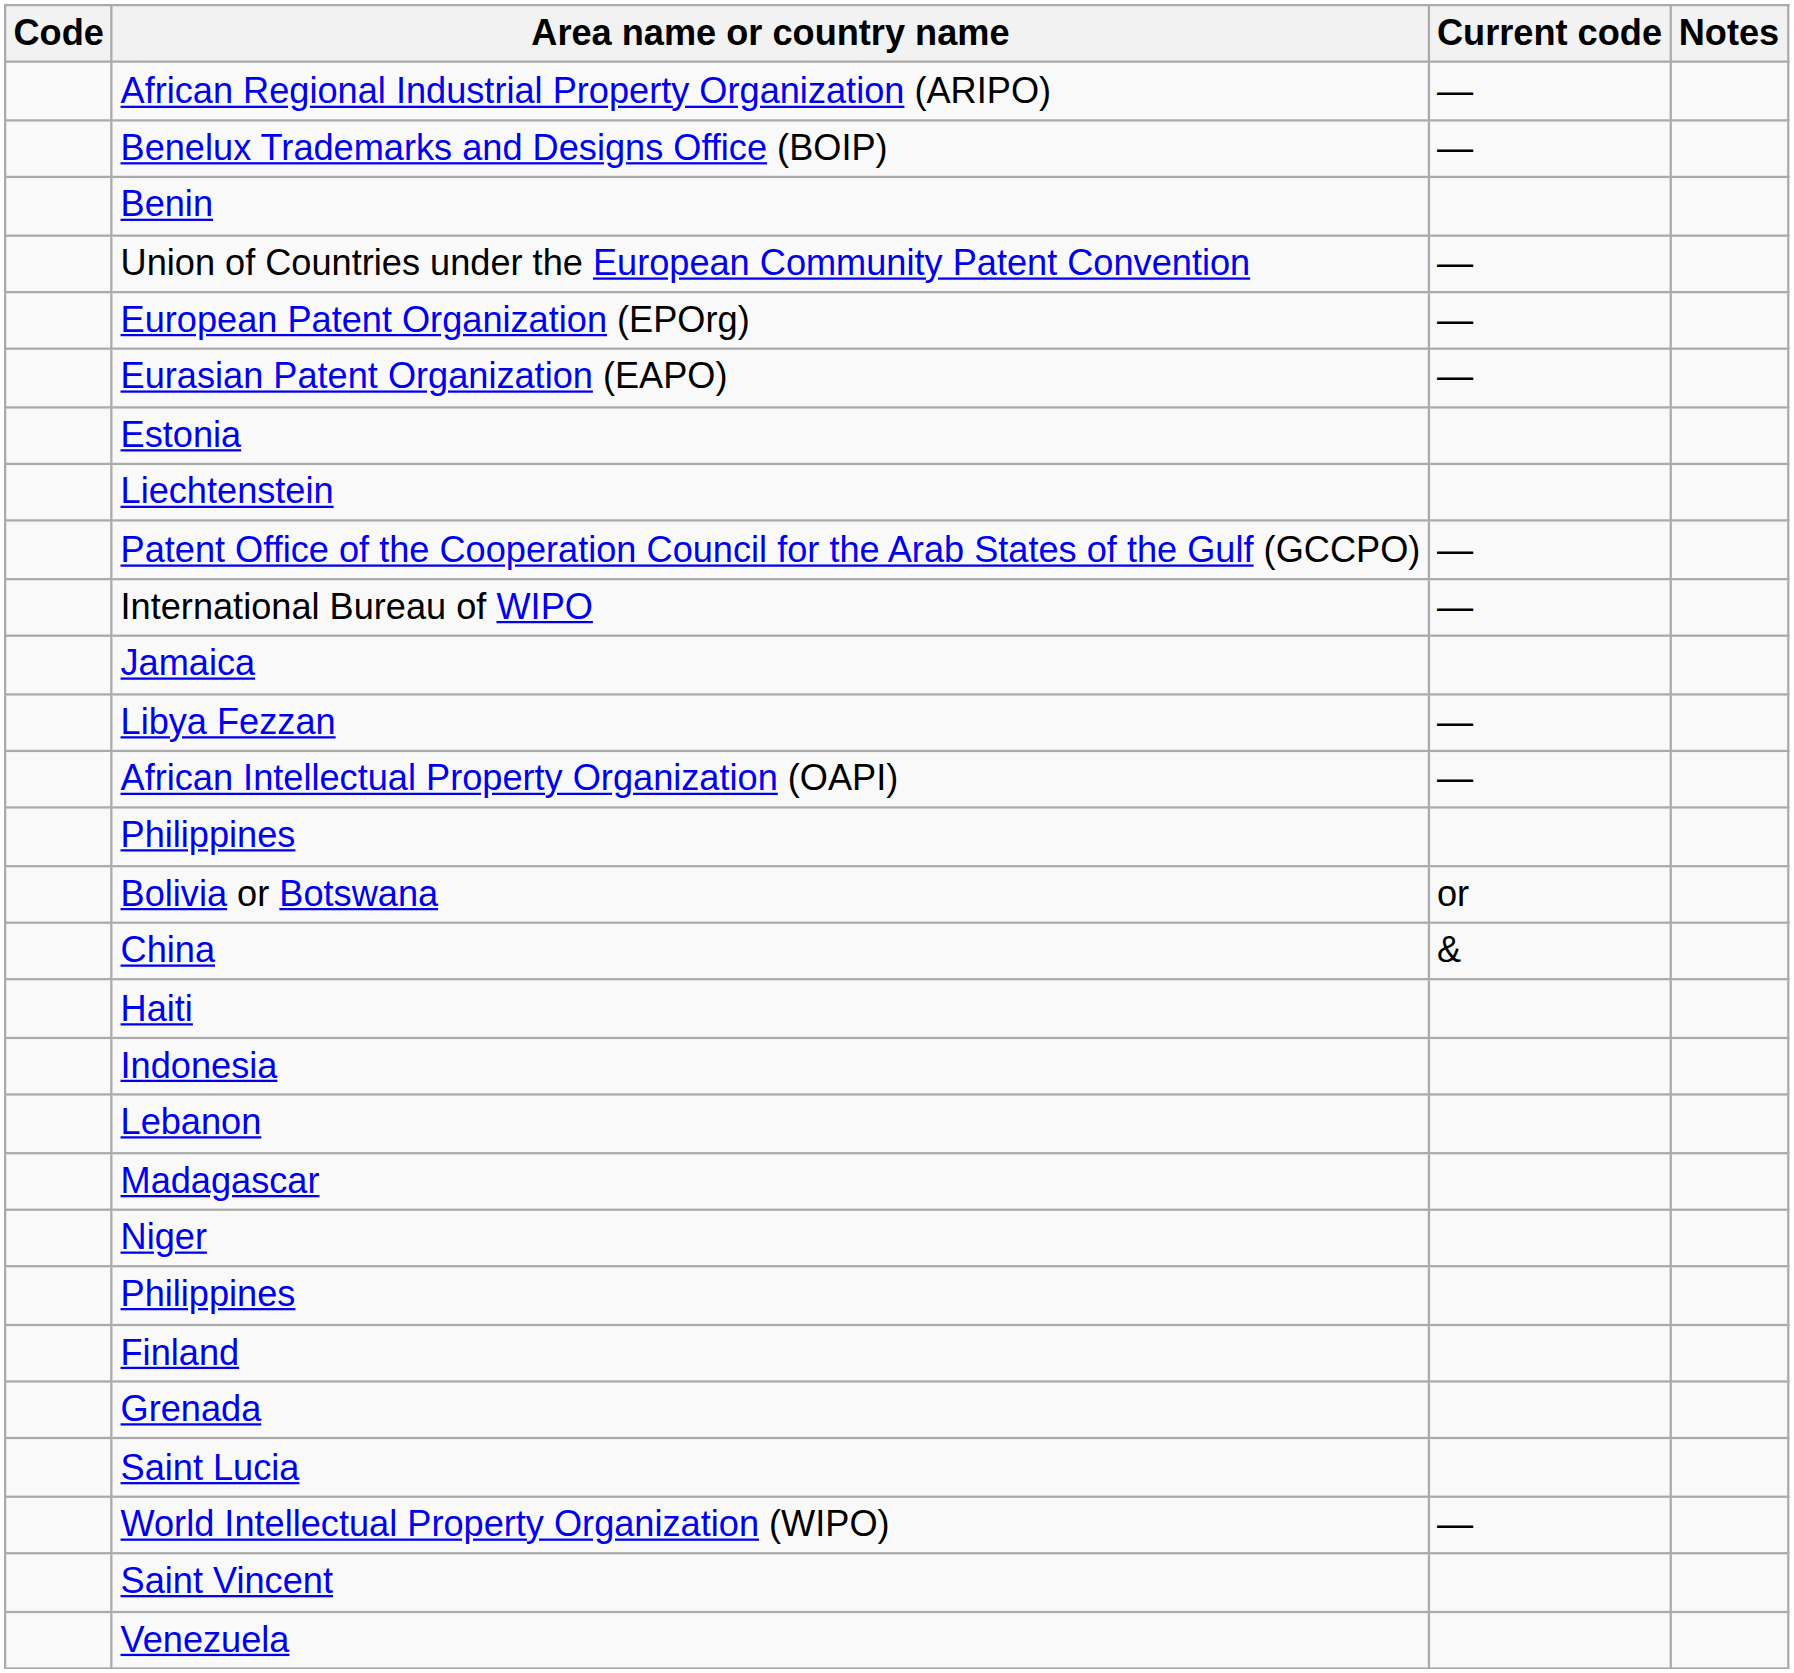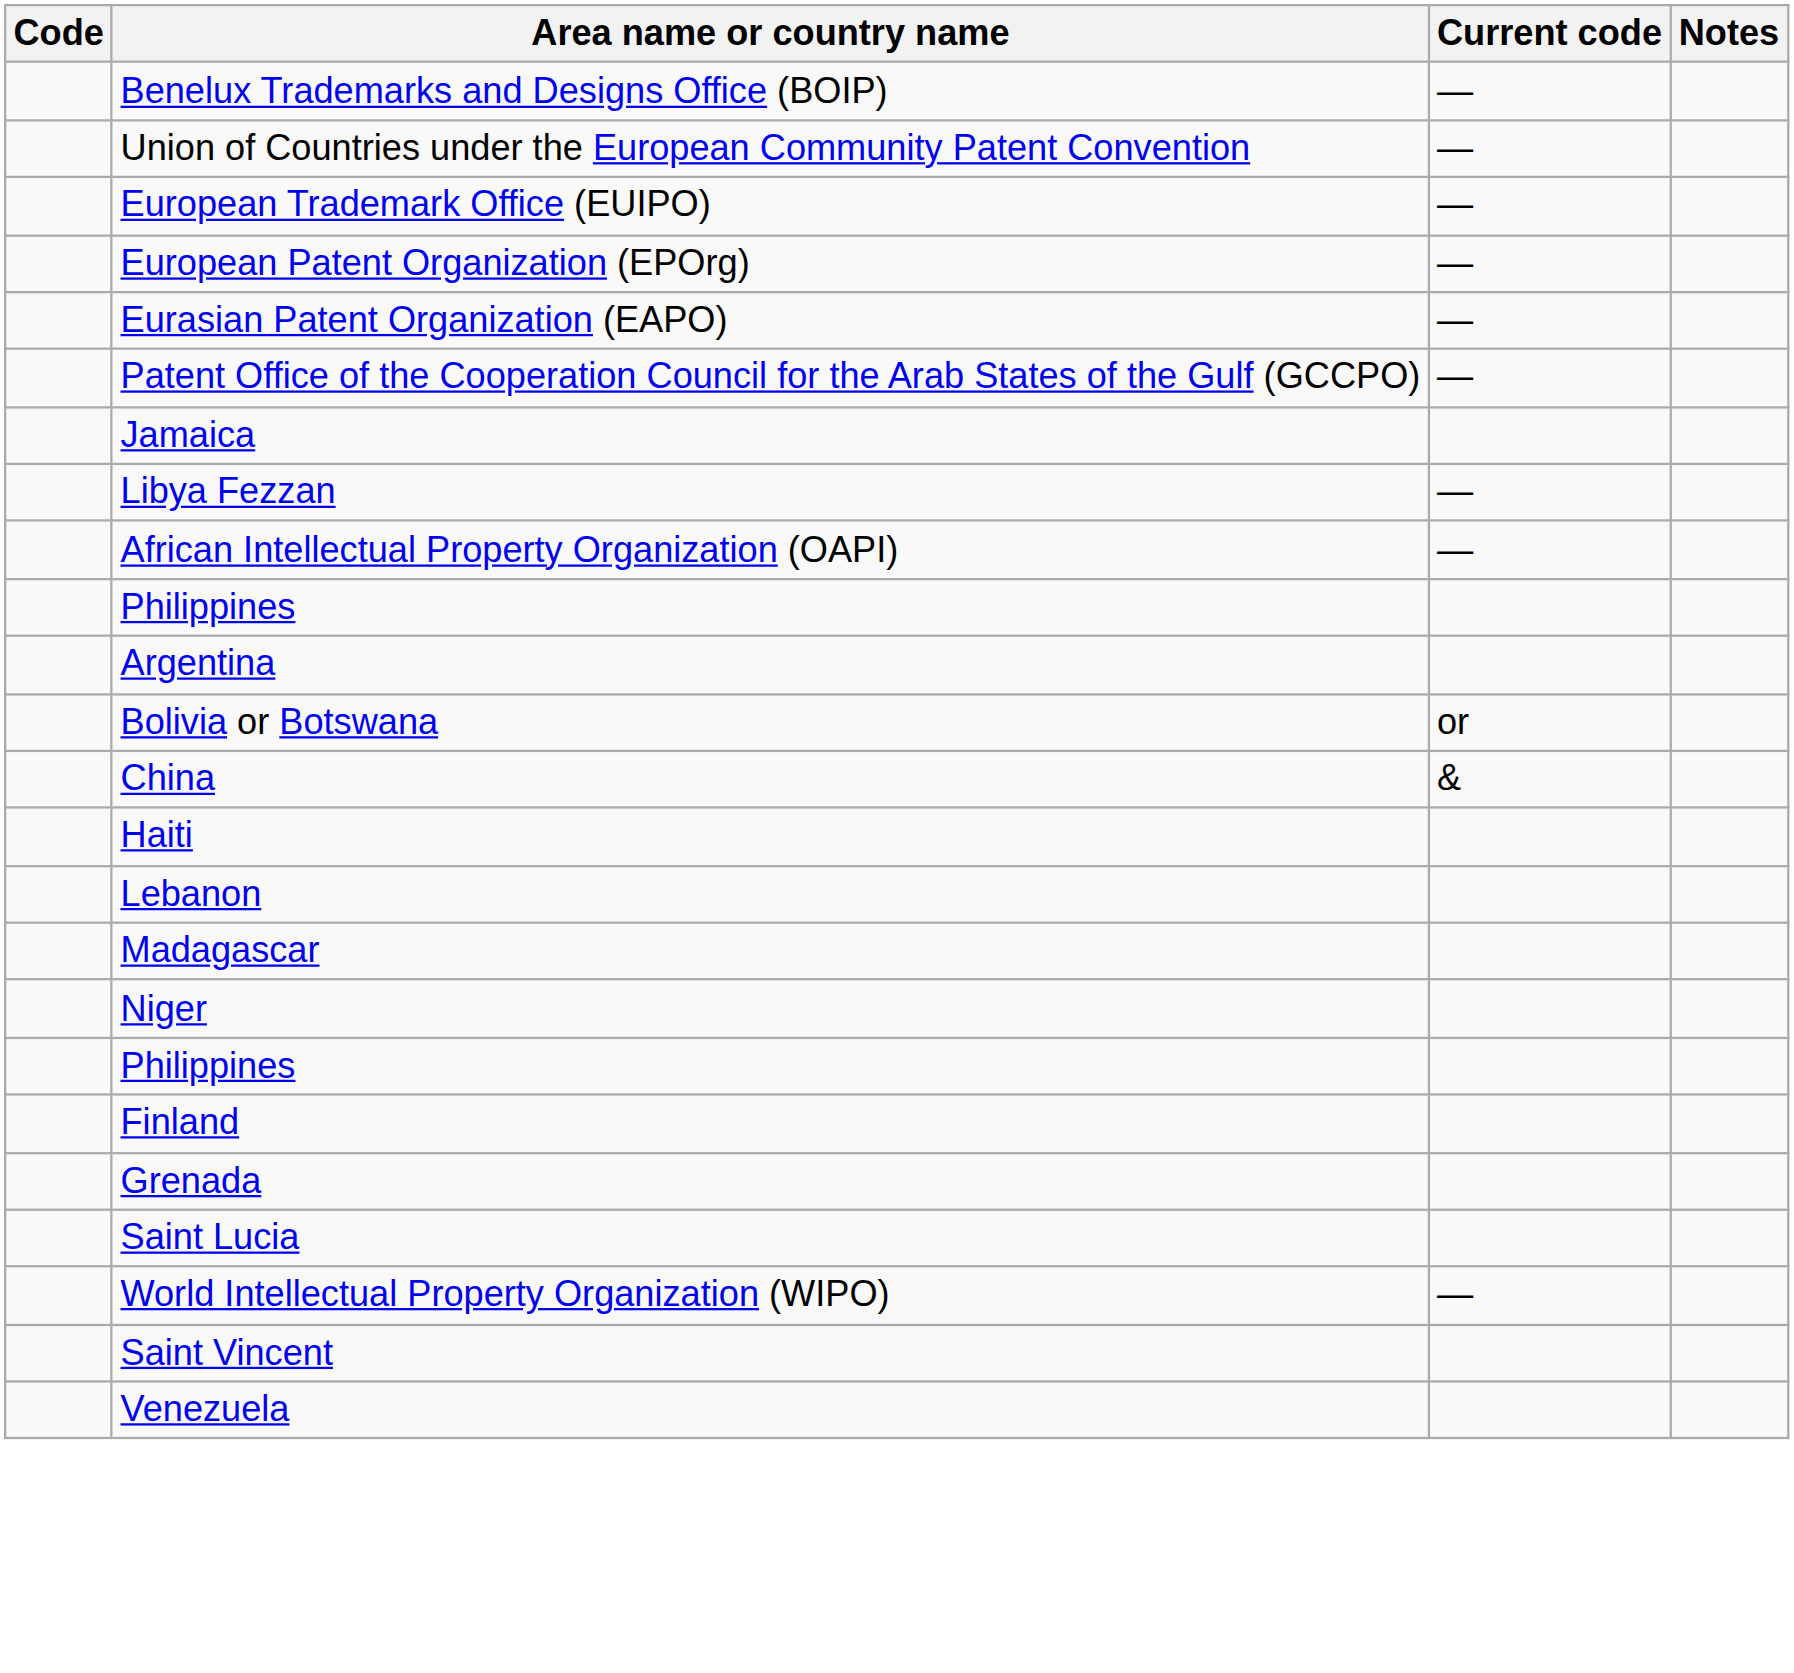- row: (586, 90)
- row: (167, 205)
+ row: (416, 205)
- row: (181, 434)
- row: (227, 491)
- row: (357, 606)
+ row: (198, 663)
- row: (199, 1065)
